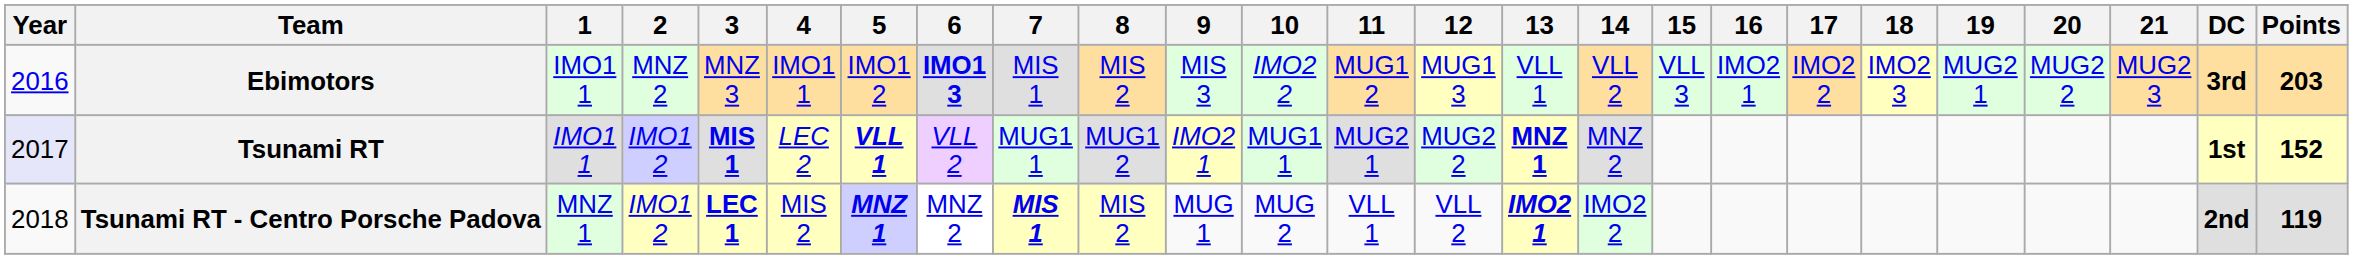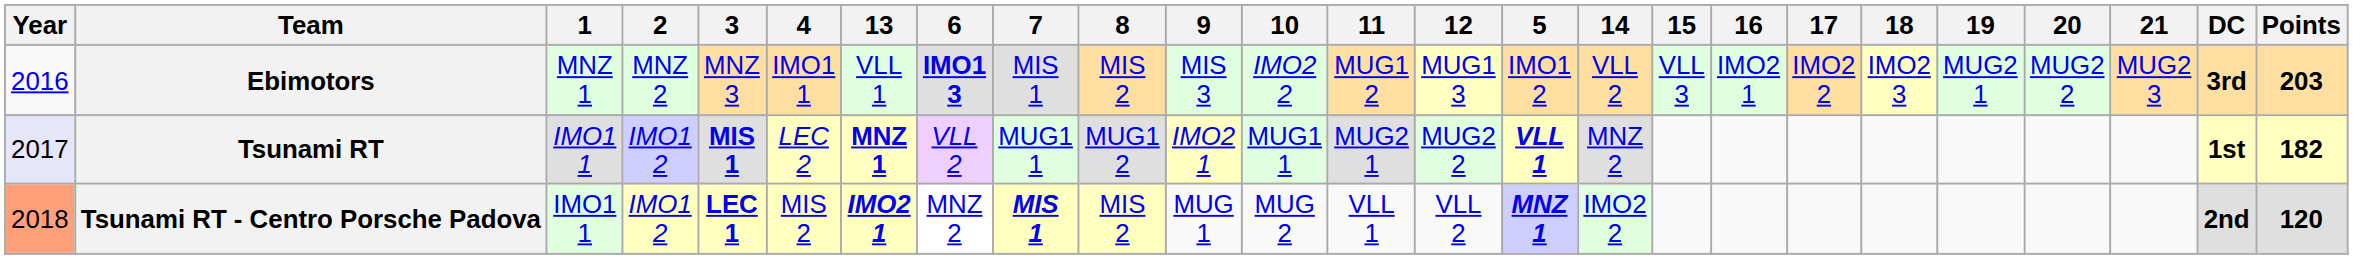columns swapped: (879, 25) <-> (1540, 25)
(585, 80) IMO1 1 -> (585, 80) MNZ 1
(2301, 149) 152 -> (2301, 149) 182
(40, 218) no background -> (40, 218) lightsalmon background
(585, 218) MNZ 1 -> (585, 218) IMO1 1
(2301, 218) 119 -> (2301, 218) 120
